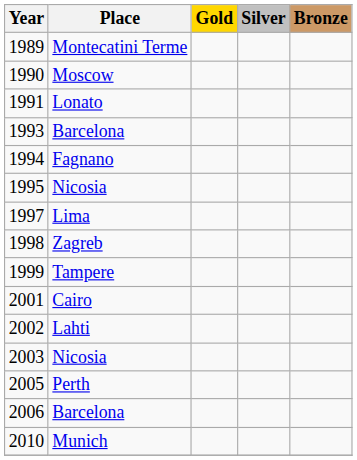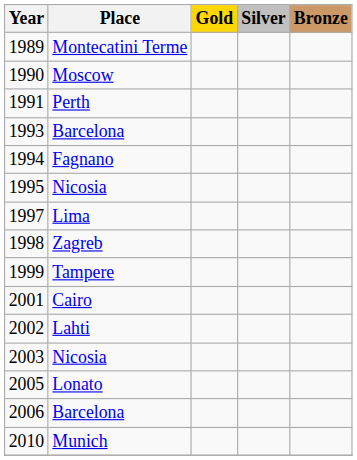(78, 103) Lonato -> (71, 103) Perth
(71, 384) Perth -> (78, 384) Lonato
